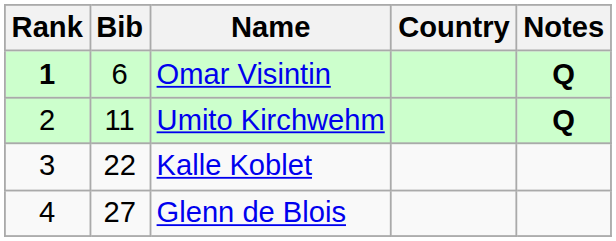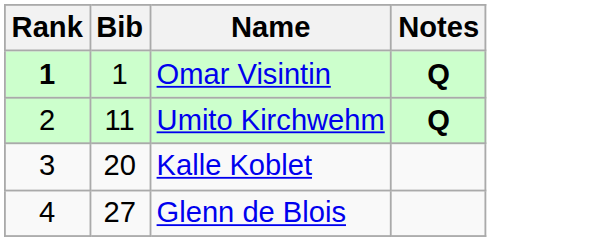- column: (454, 27)
(120, 73) 6 -> (120, 73) 1
(120, 166) 22 -> (120, 166) 20
